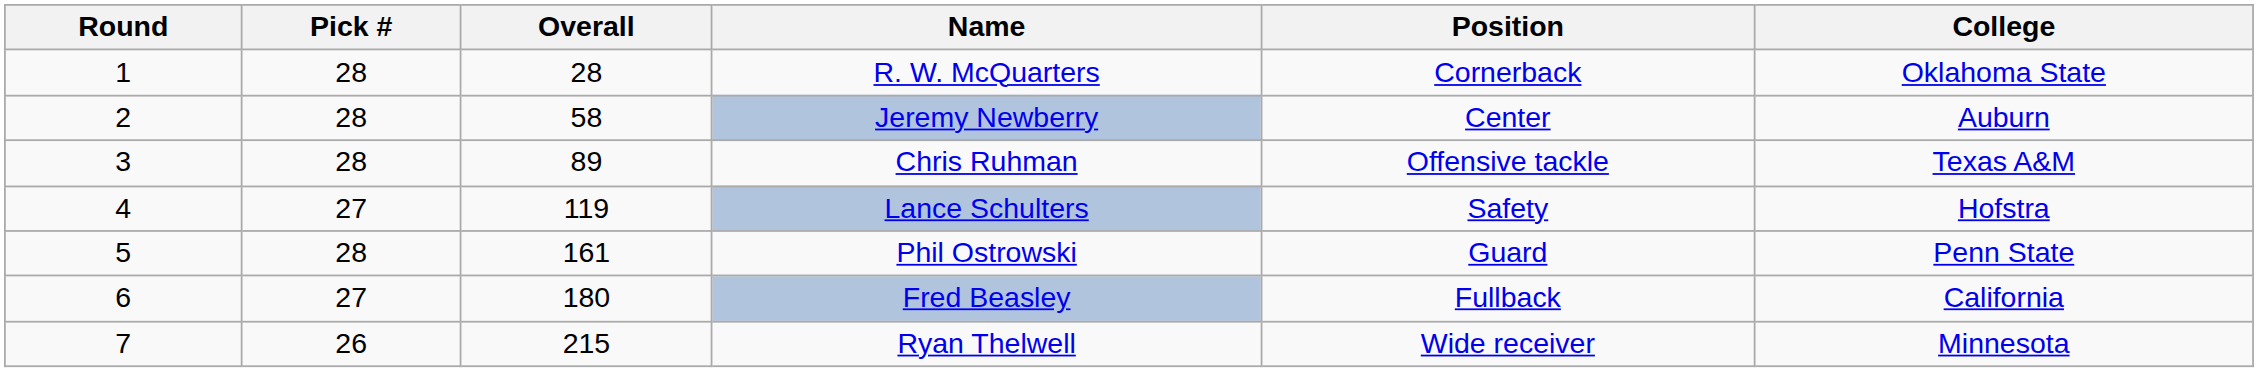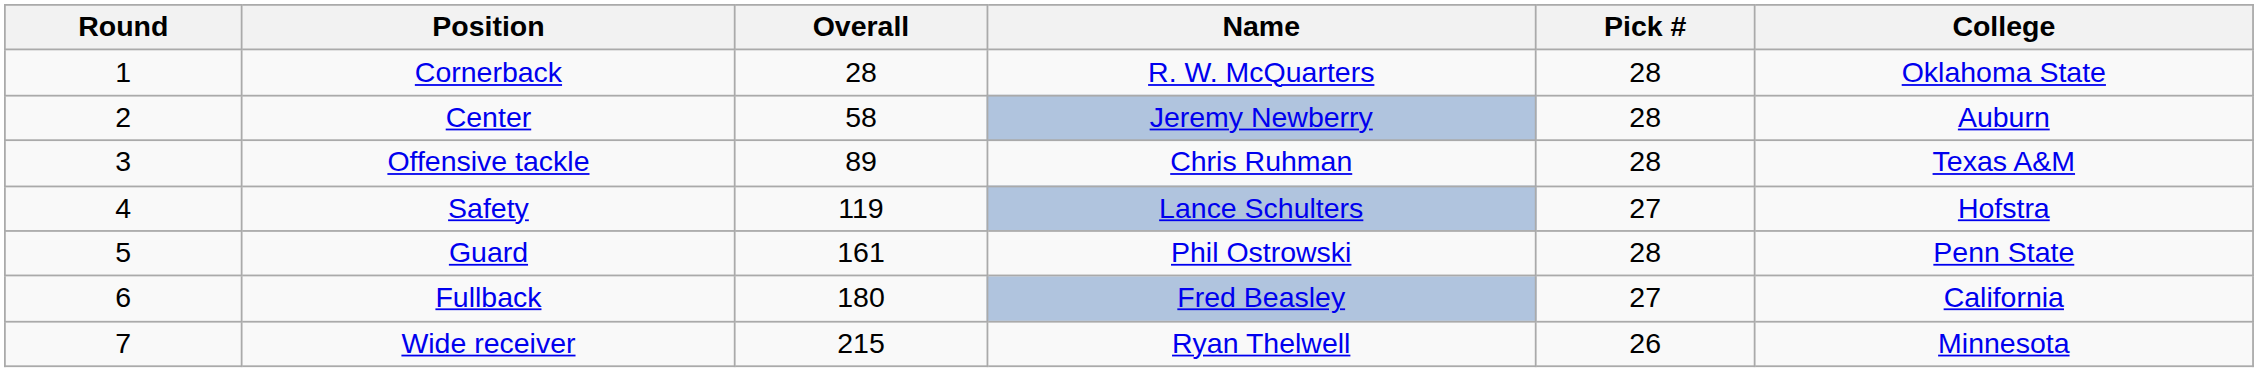columns swapped: (351, 27) <-> (1508, 27)
